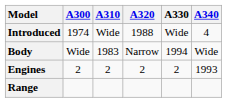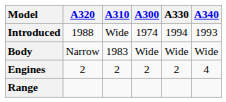columns swapped: (78, 14) <-> (142, 14)
(177, 33) Wide -> (177, 33) 1994
(206, 33) 4 -> (206, 33) 1993
(177, 51) 1994 -> (177, 51) Wide
(206, 69) 1993 -> (206, 69) 4
